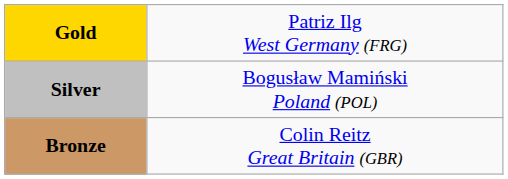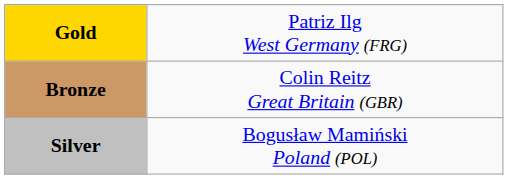rows swapped: (76, 88) <-> (76, 145)
